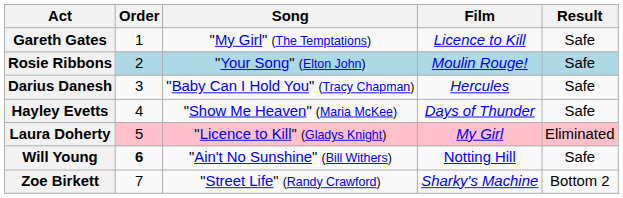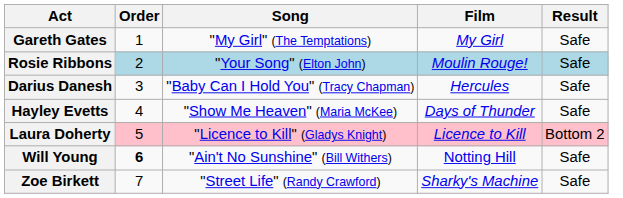(480, 39) Licence to Kill -> (480, 39) My Girl
(480, 134) My Girl -> (480, 134) Licence to Kill
(580, 134) Eliminated -> (575, 134) Bottom 2
(580, 181) Bottom 2 -> (575, 181) Safe
